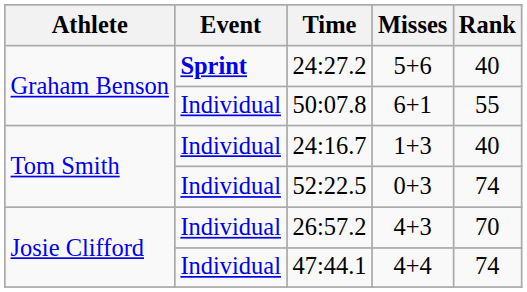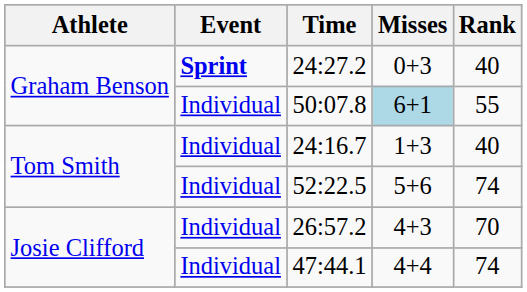(413, 65) 5+6 -> (413, 65) 0+3
(413, 105) no background -> (413, 105) lightblue background
(413, 186) 0+3 -> (413, 186) 5+6
